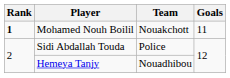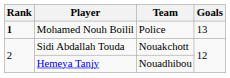(164, 30) Nouakchott -> (152, 30) Police
(202, 30) 11 -> (202, 30) 13
(152, 47) Police -> (164, 47) Nouakchott
